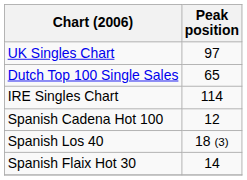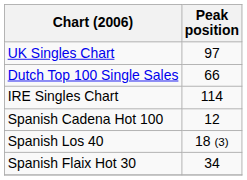(212, 75) 65 -> (212, 75) 66
(212, 163) 14 -> (212, 163) 34
